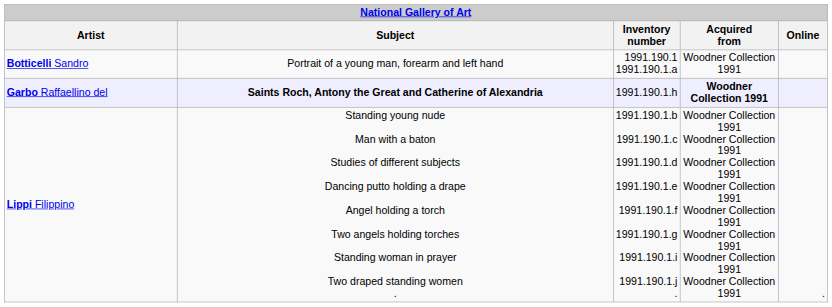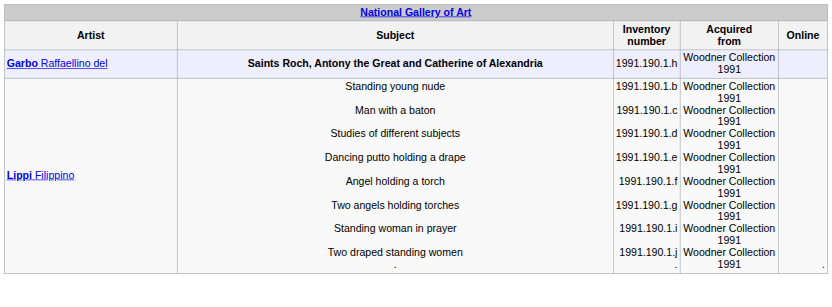- row: (48, 64)
(729, 92) bold -> (729, 64) normal
